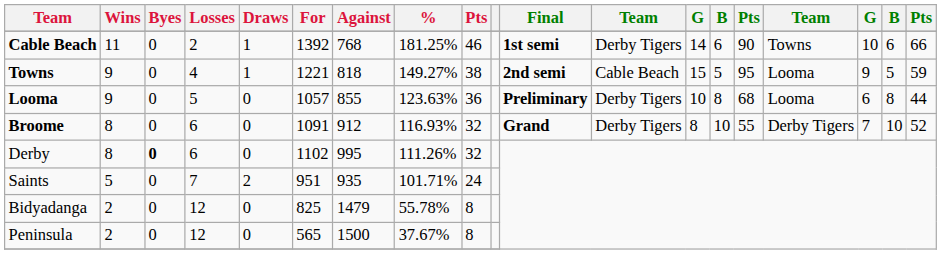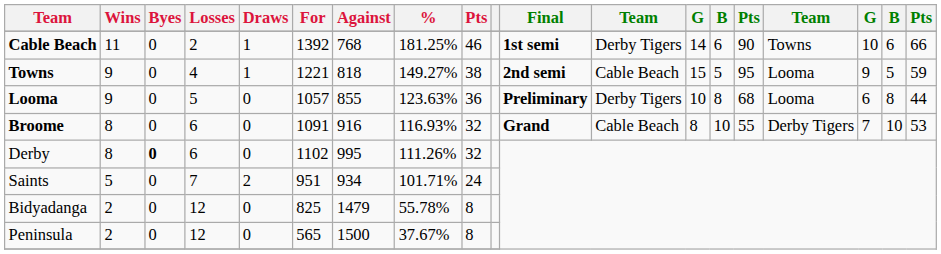(349, 126) 912 -> (349, 126) 916
(639, 126) Derby Tigers -> (637, 126) Cable Beach
(919, 126) 52 -> (919, 126) 53
(349, 180) 935 -> (349, 180) 934
